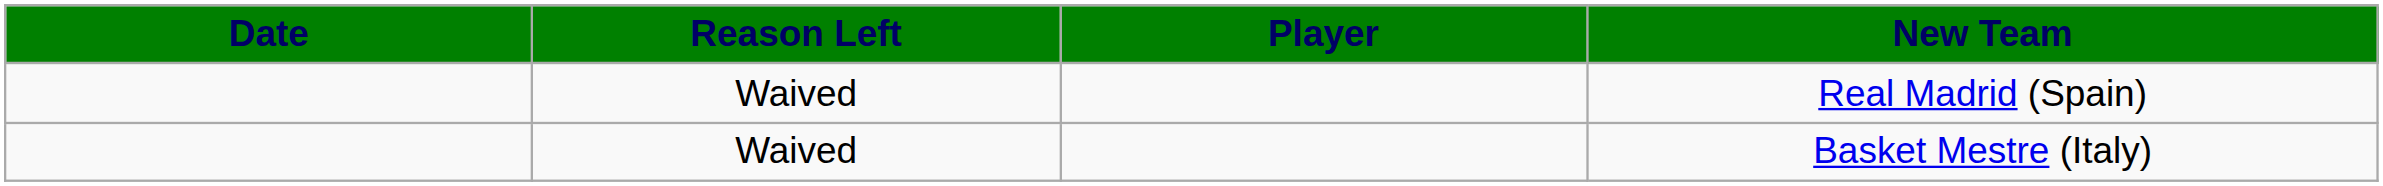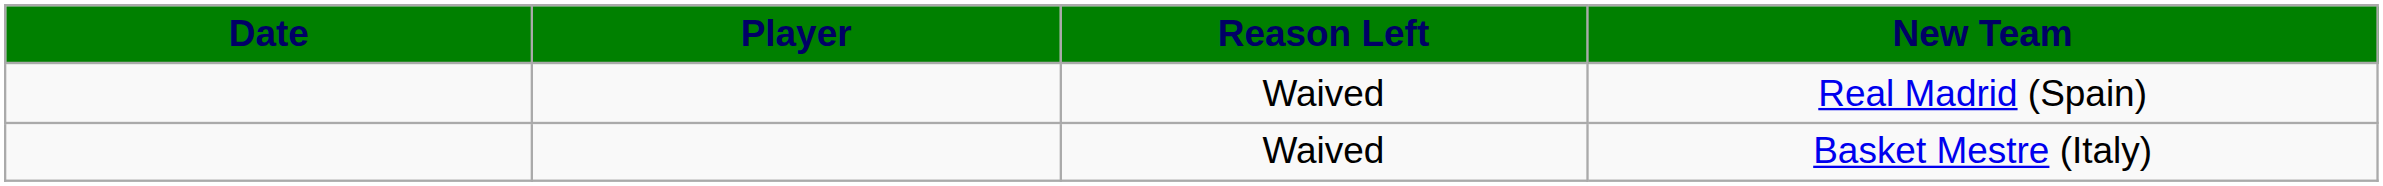columns swapped: (1323, 33) <-> (796, 33)
